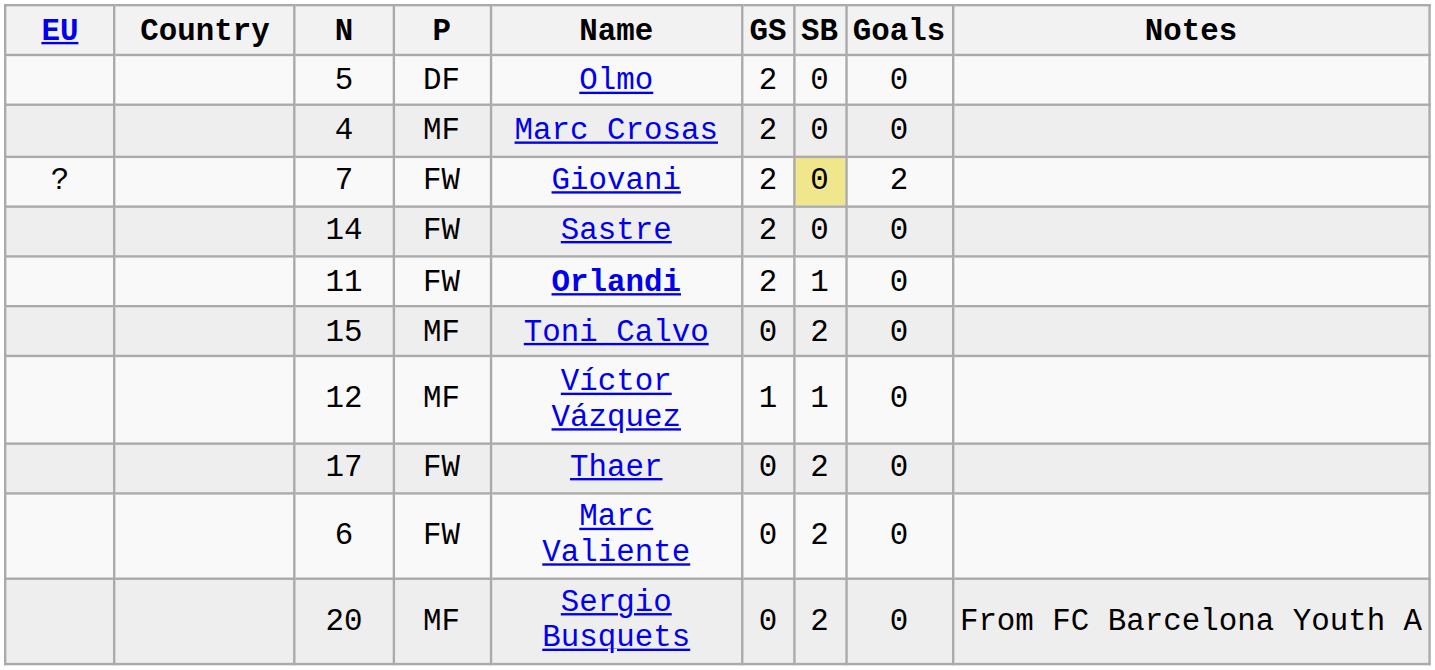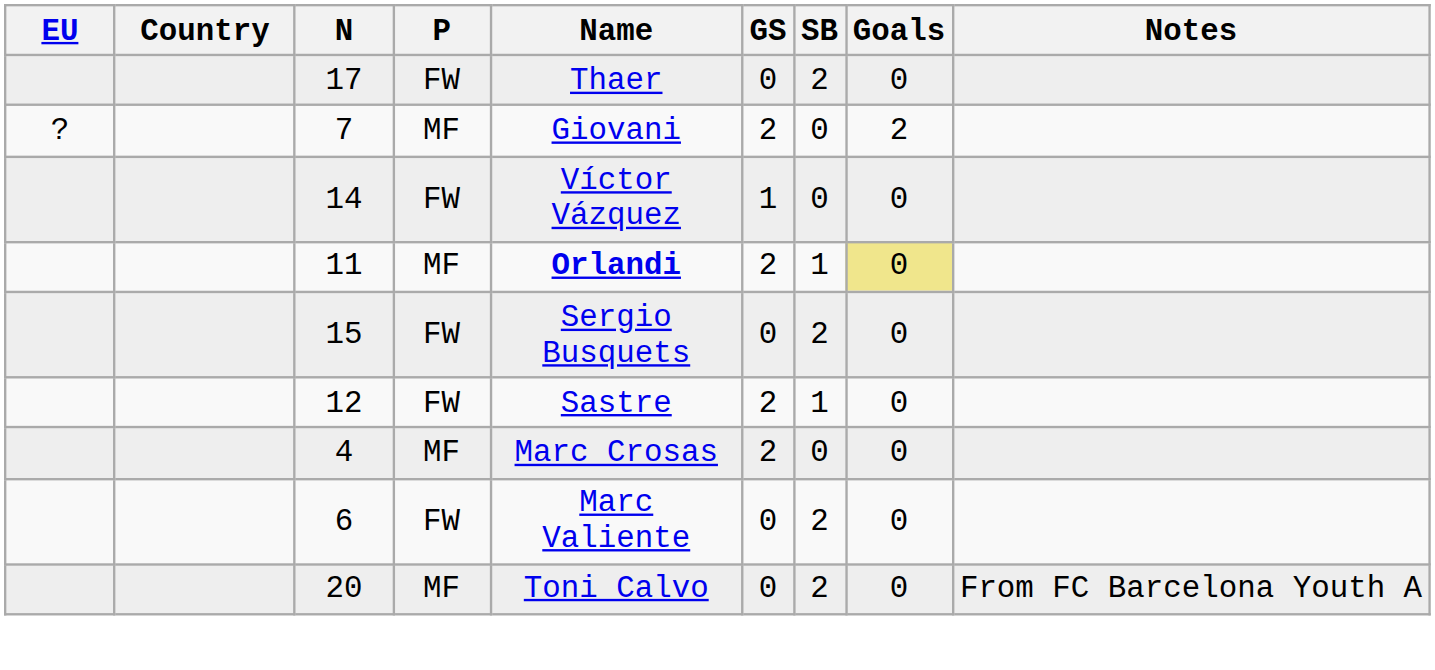- row: (344, 81)
rows swapped: (344, 131) <-> (344, 468)
(442, 181) FW -> (442, 131) MF
(820, 181) khaki background -> (820, 131) no background
(616, 231) Sastre -> (616, 199) Víctor Vázquez
(768, 231) 2 -> (768, 199) 1
(442, 281) FW -> (442, 267) MF
(899, 281) no background -> (899, 267) khaki background
(442, 332) MF -> (442, 335) FW
(616, 332) Toni Calvo -> (616, 335) Sergio Busquets
(442, 400) MF -> (442, 403) FW
(616, 400) Víctor Vázquez -> (616, 403) Sastre
(768, 400) 1 -> (768, 403) 2
(616, 621) Sergio Busquets -> (616, 589) Toni Calvo
